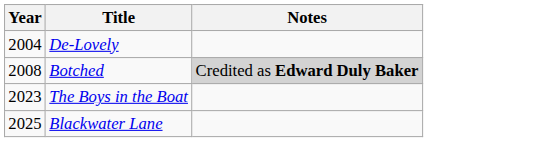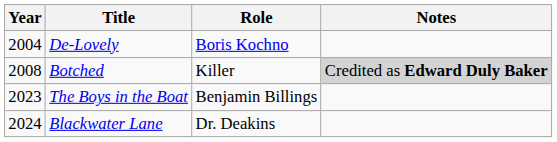+ column: (256, 17)
(25, 123) 2025 -> (25, 123) 2024
